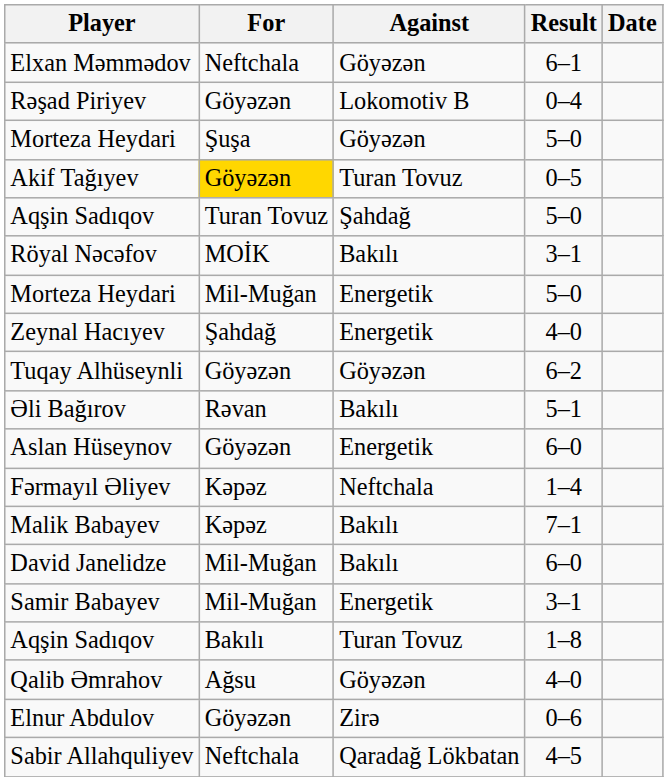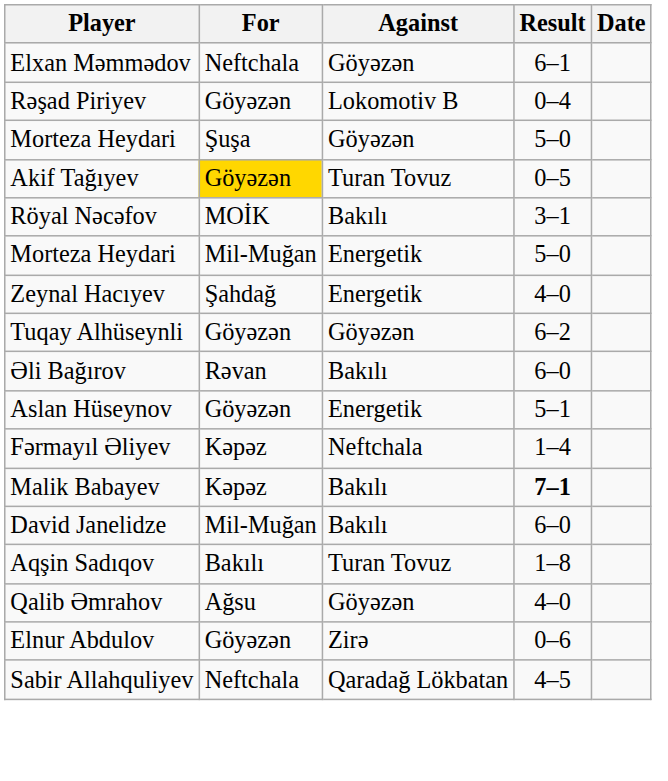- row: (82, 216)
(564, 409) 5–1 -> (553, 370) 6–0
(564, 448) 6–0 -> (553, 409) 5–1
(564, 525) normal -> (553, 486) bold
- row: (85, 602)
